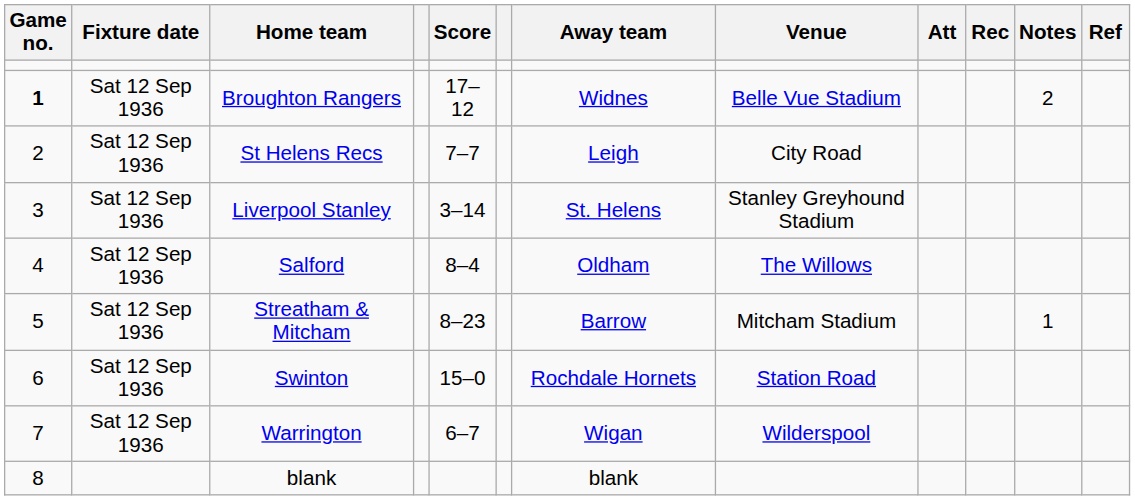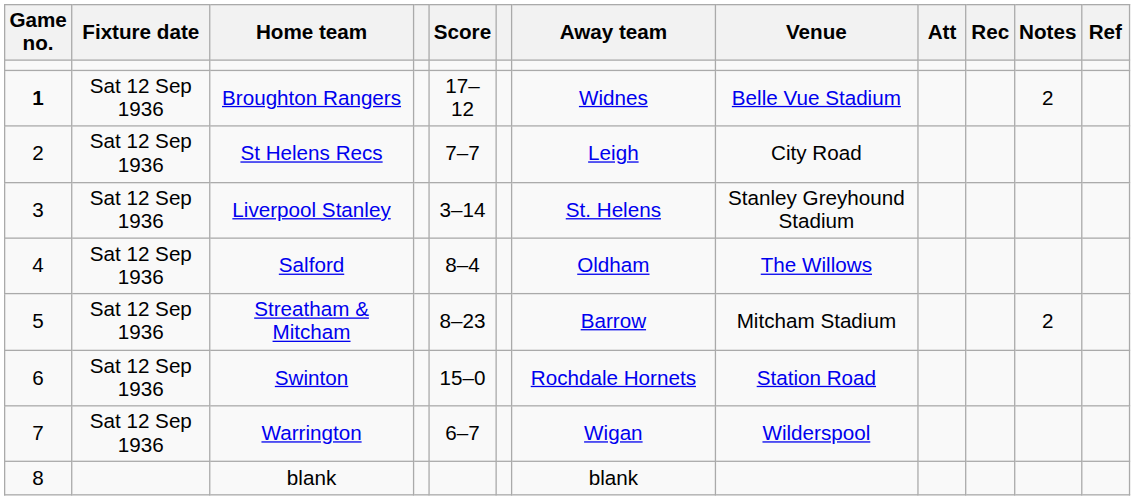(1048, 321) 1 -> (1048, 321) 2
